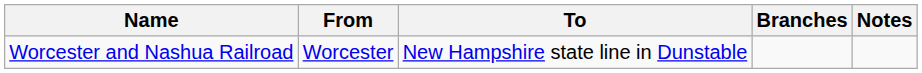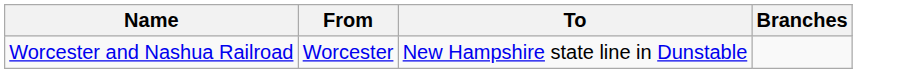- column: (885, 20)
